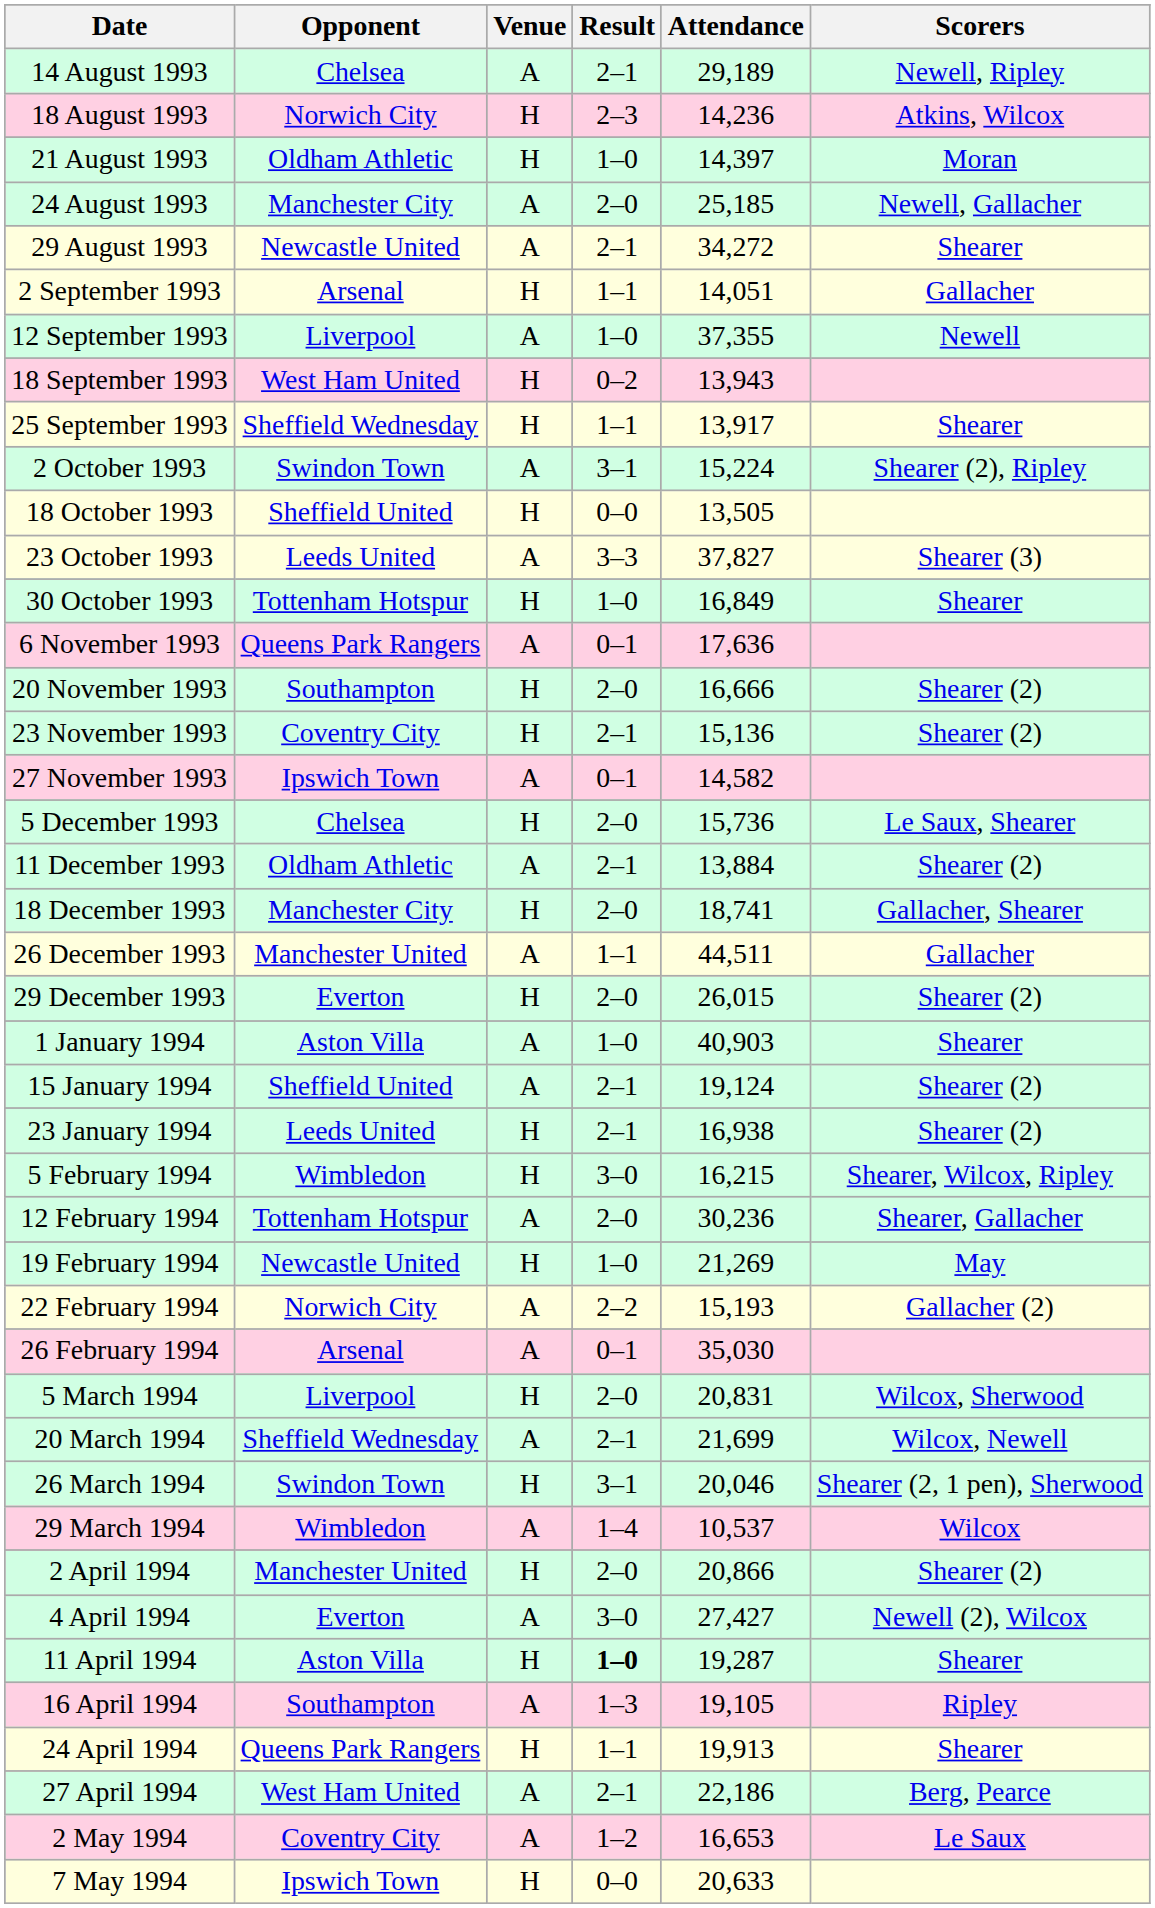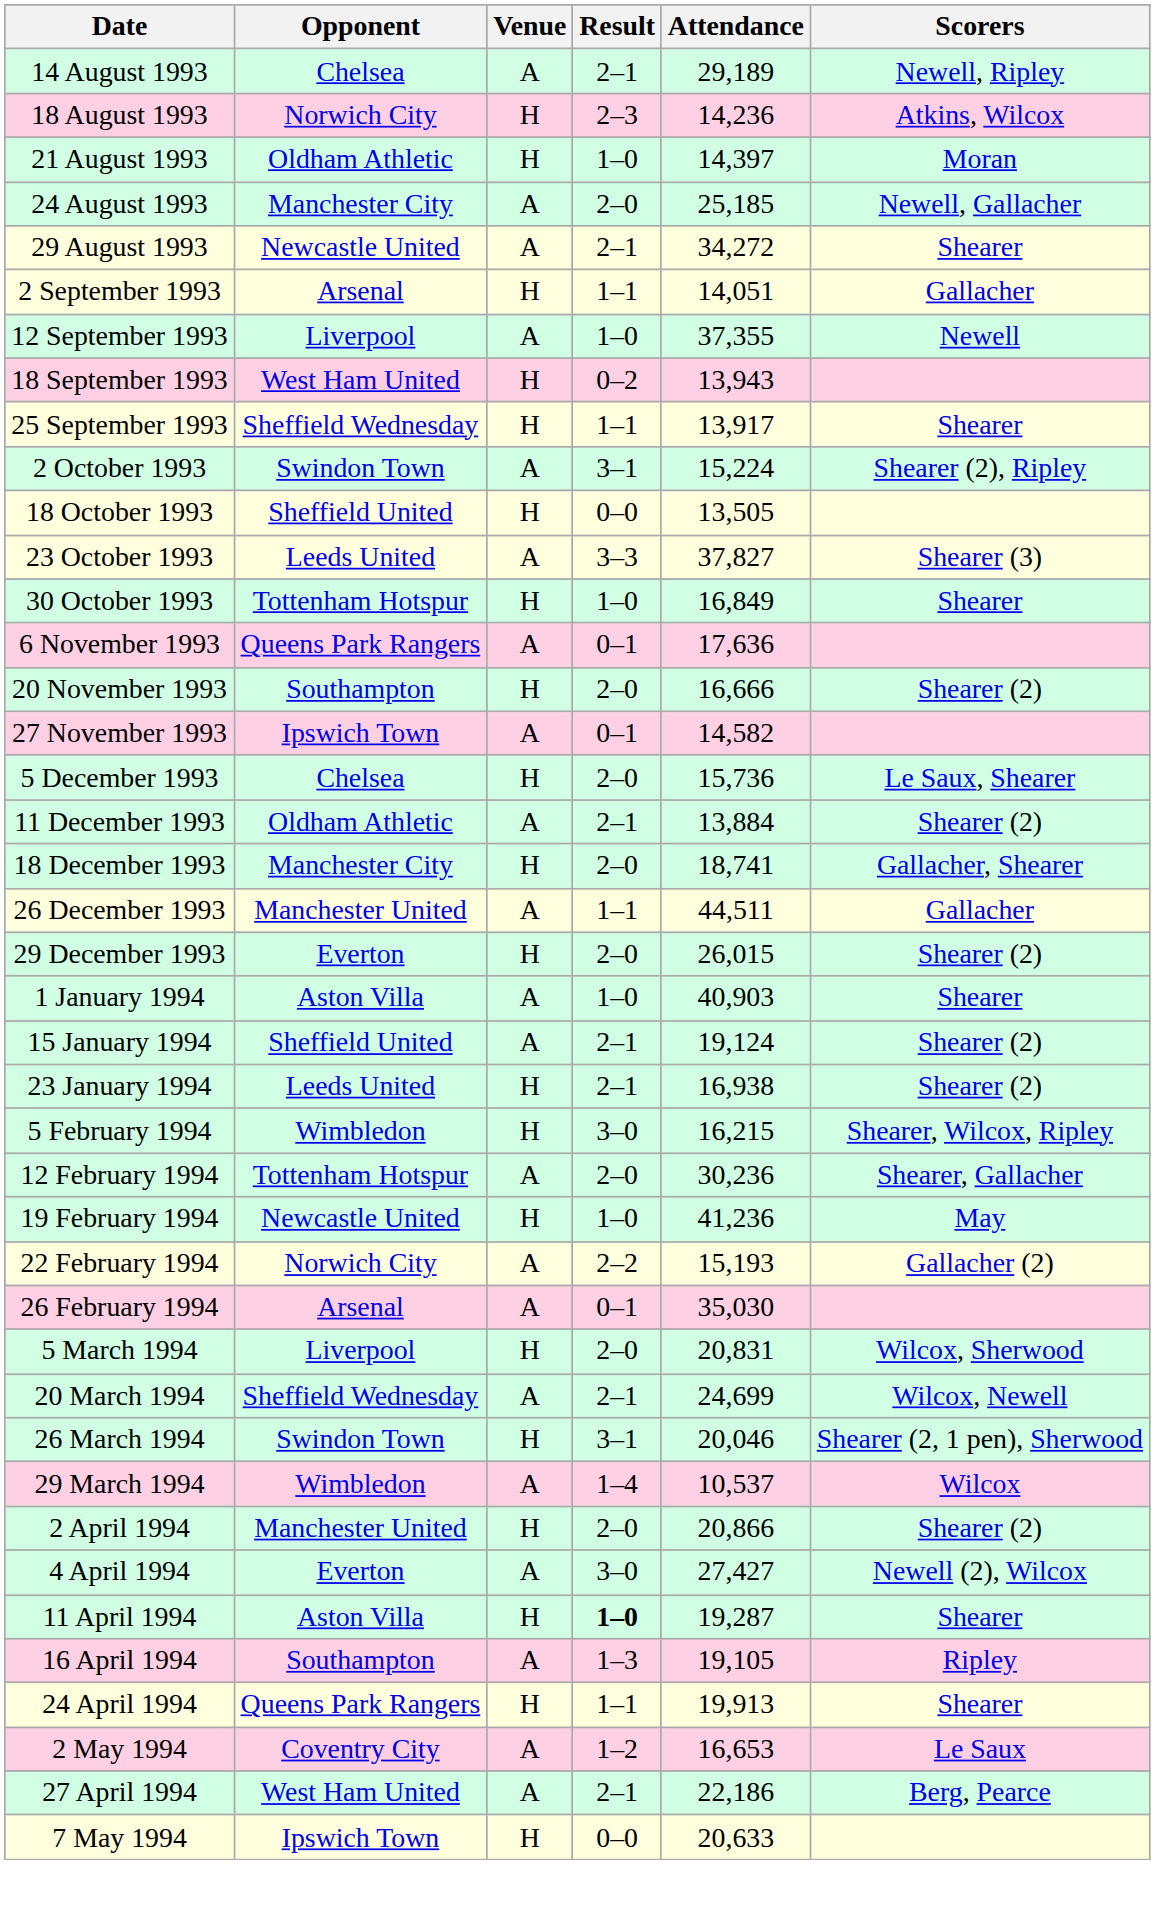- row: (120, 733)
(736, 1262) 21,269 -> (736, 1218) 41,236
(736, 1439) 21,699 -> (736, 1395) 24,699
rows swapped: (120, 1792) <-> (120, 1836)
